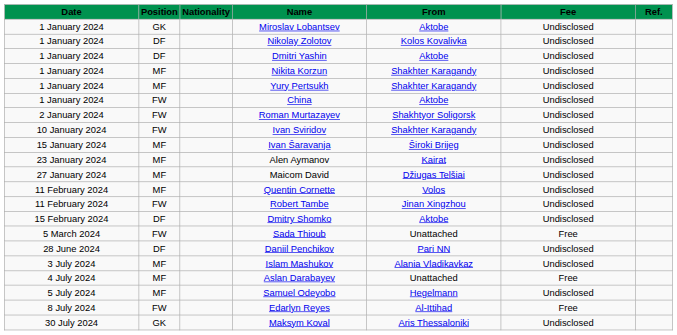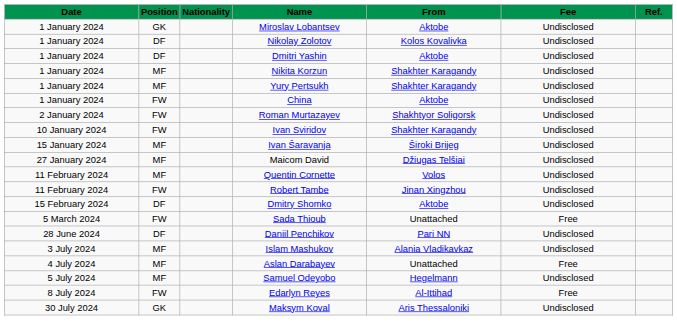- row: (299, 160)
